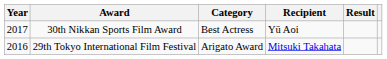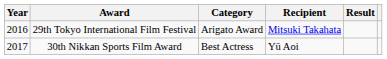rows swapped: (114, 46) <-> (114, 29)
